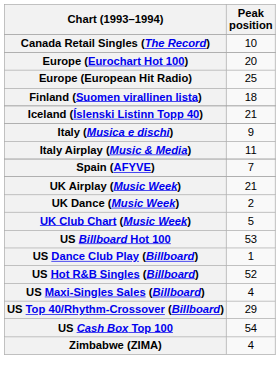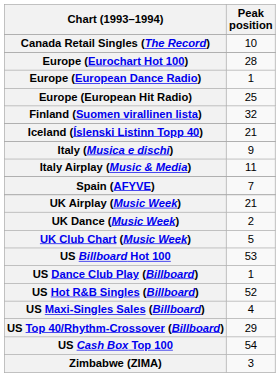(251, 61) 20 -> (251, 61) 28
+ row: (115, 79)
(251, 97) 18 -> (251, 114) 32
(251, 345) 4 -> (251, 363) 3
